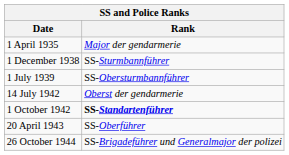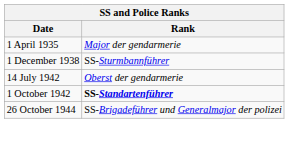- row: (31, 77)
- row: (35, 126)
